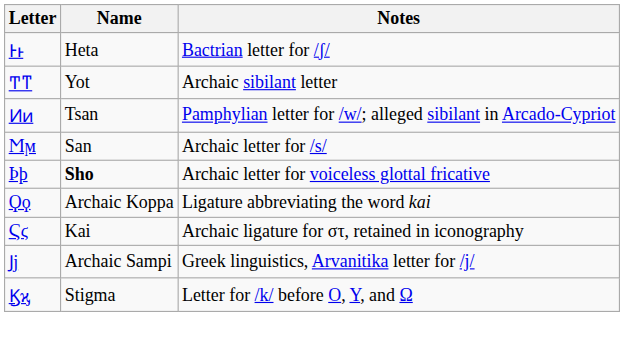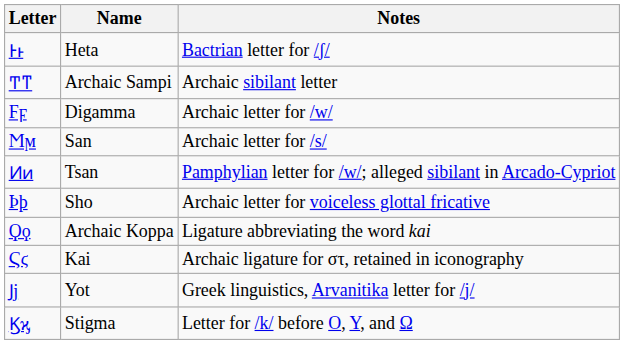(77, 82) Yot -> (118, 82) Archaic Sampi
+ row: (18, 112)
rows swapped: (21, 116) <-> (22, 145)
(79, 174) bold -> (79, 202) normal
(118, 261) Archaic Sampi -> (77, 290) Yot
